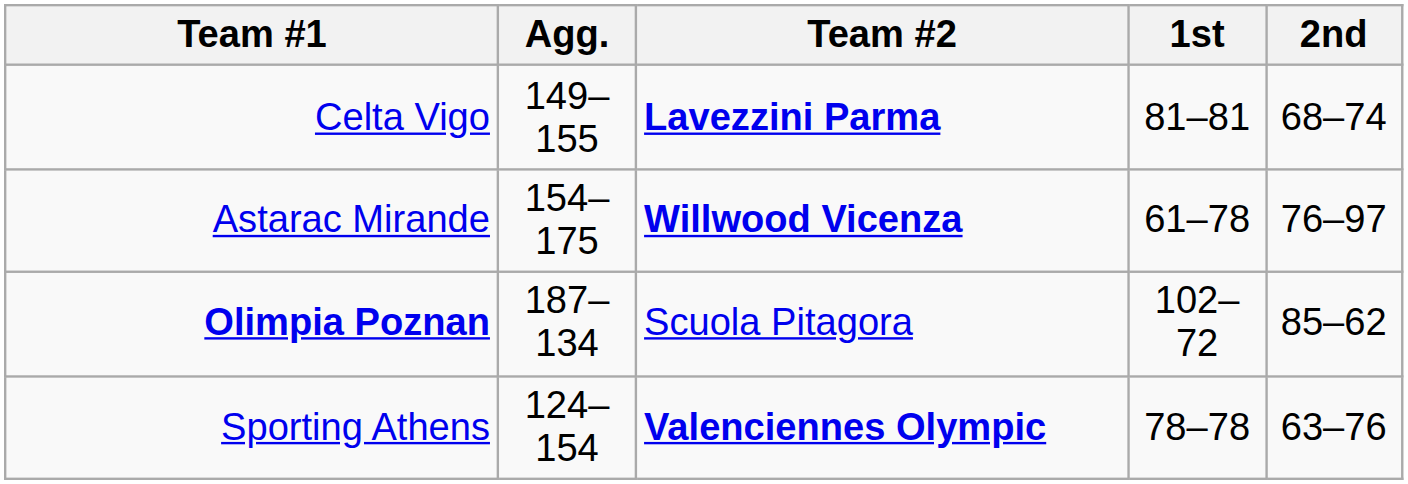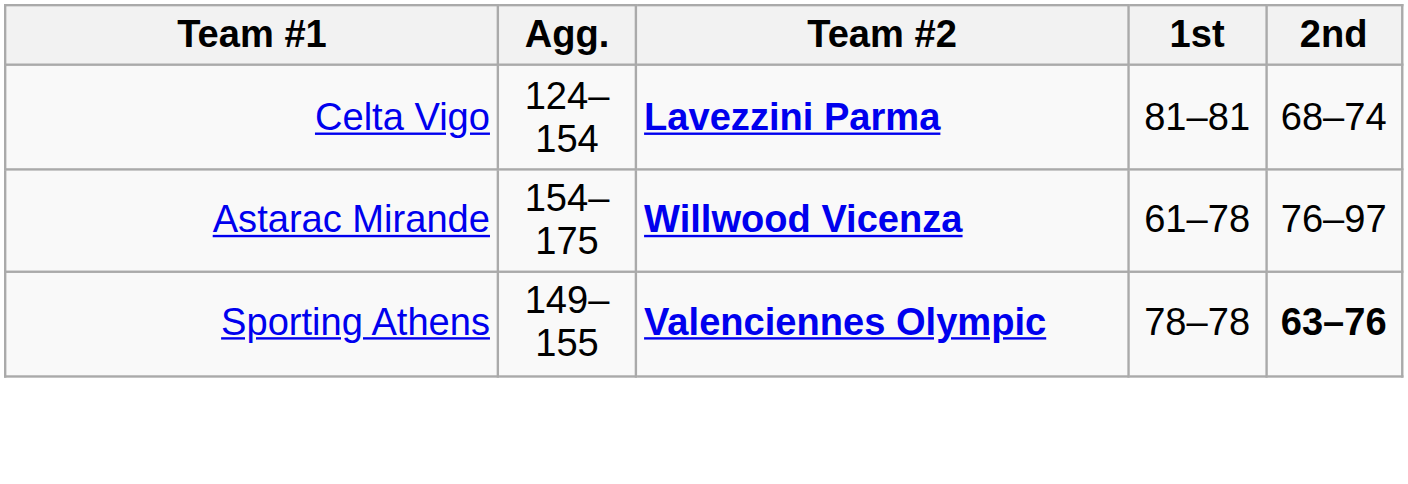(567, 116) 149–155 -> (567, 116) 124–154
- row: (347, 322)
(567, 426) 124–154 -> (567, 322) 149–155
(1334, 426) normal -> (1334, 322) bold
